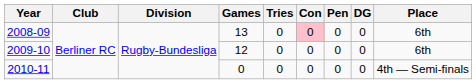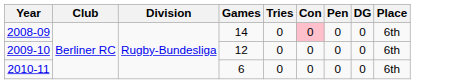(241, 32) 13 -> (241, 32) 14
(241, 69) 0 -> (241, 69) 6
(423, 69) 4th — Semi-finals -> (392, 69) 6th
